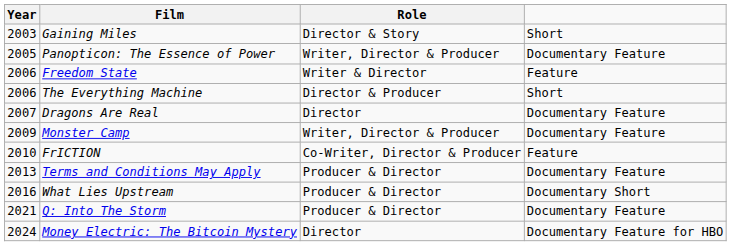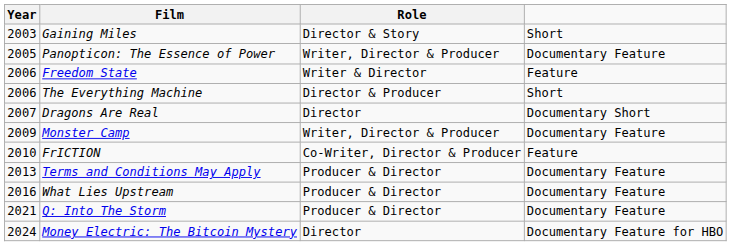(596, 113) Documentary Feature -> (589, 113) Documentary Short
(589, 192) Documentary Short -> (596, 192) Documentary Feature
